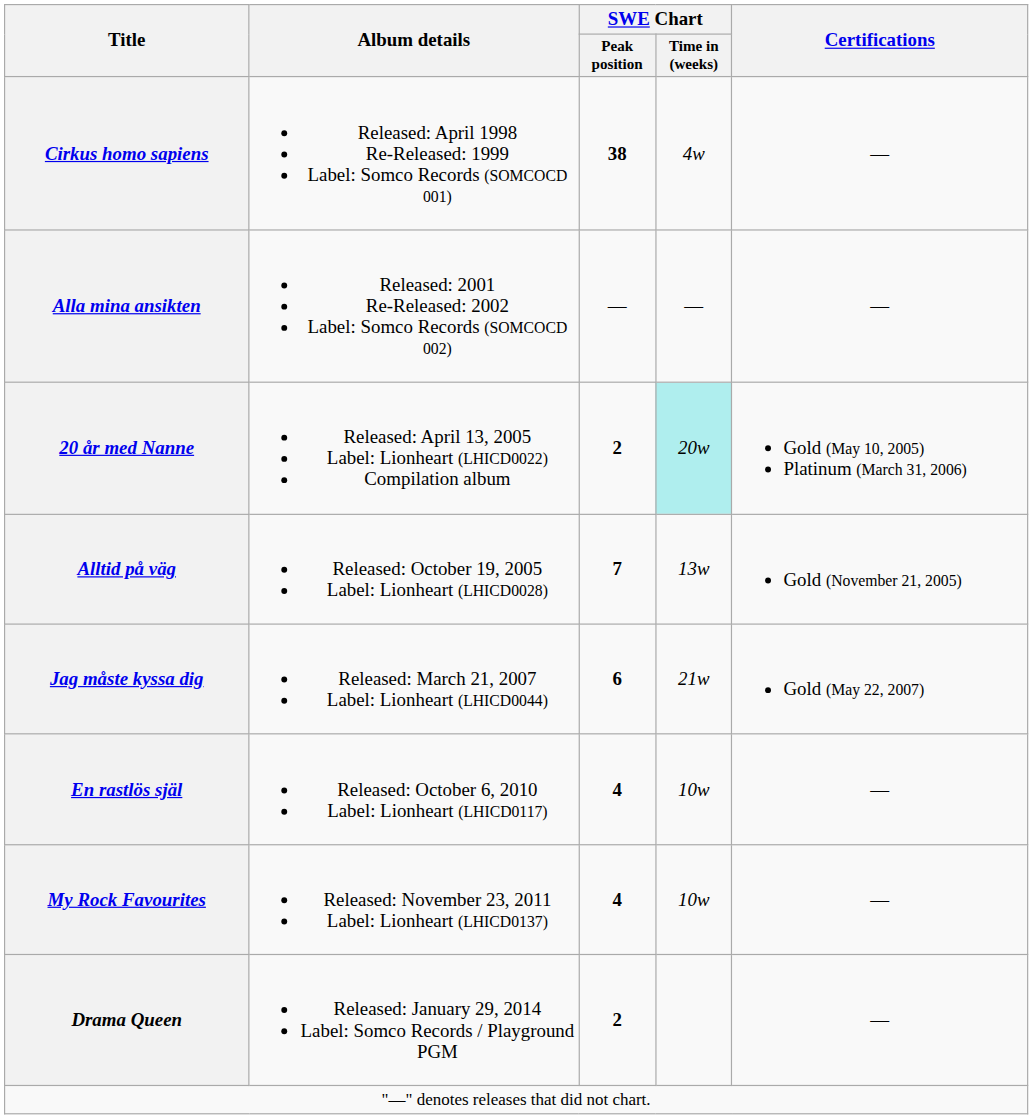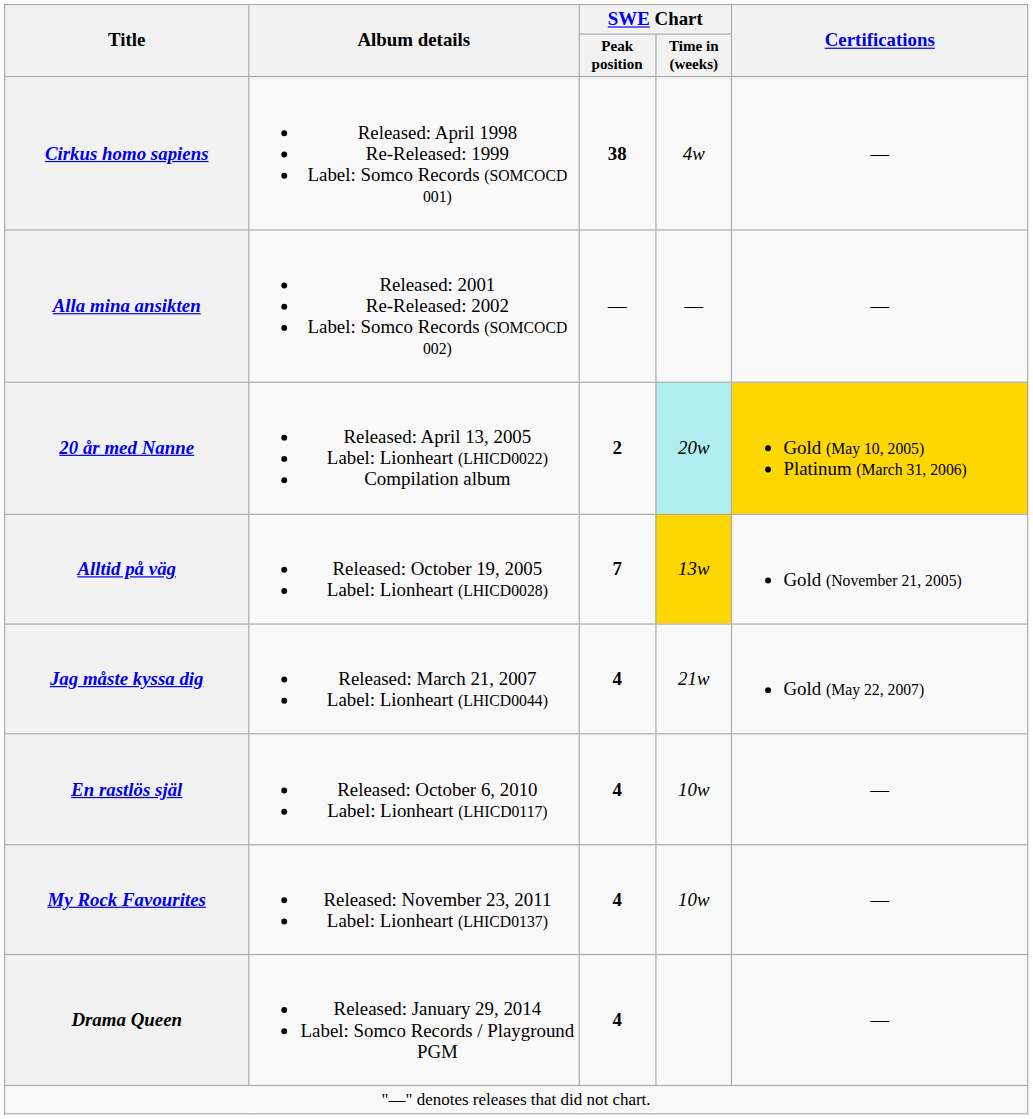(880, 459) no background -> (880, 459) gold background
(694, 568) no background -> (694, 568) gold background
(617, 679) 6 -> (617, 679) 4
(617, 1020) 2 -> (617, 1020) 4
